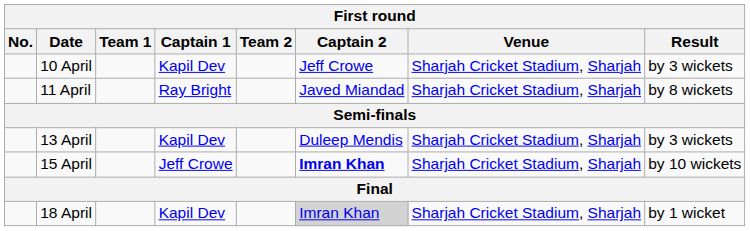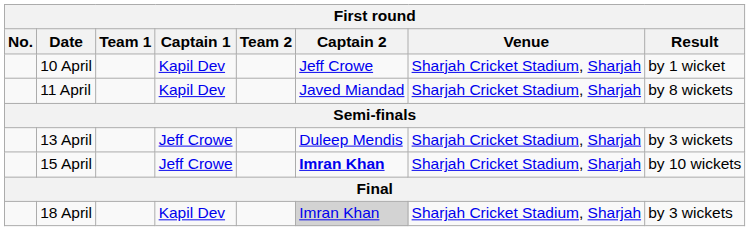(690, 66) by 3 wickets -> (687, 66) by 1 wicket
(195, 90) Ray Bright -> (192, 90) Kapil Dev
(192, 139) Kapil Dev -> (196, 139) Jeff Crowe
(687, 213) by 1 wicket -> (690, 213) by 3 wickets
